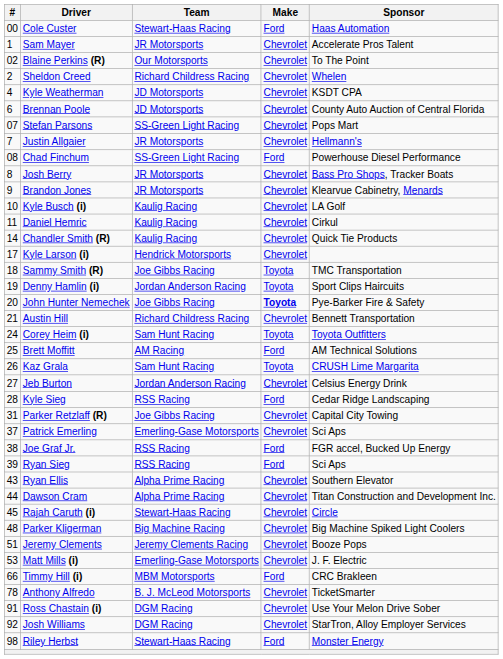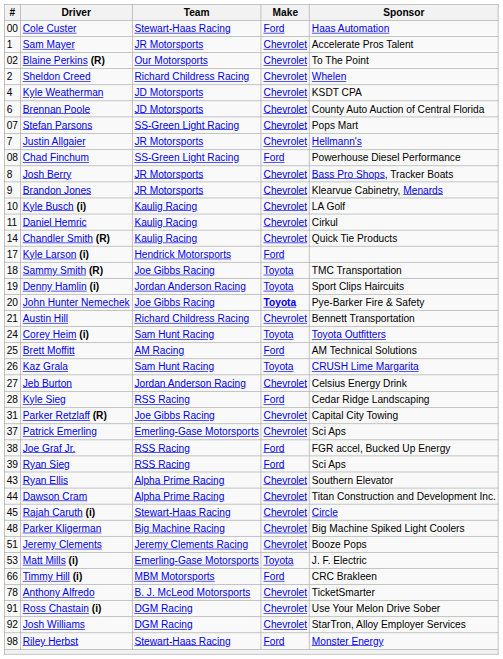(285, 254) Chevrolet -> (274, 254) Ford
(285, 561) Chevrolet -> (279, 561) Toyota
